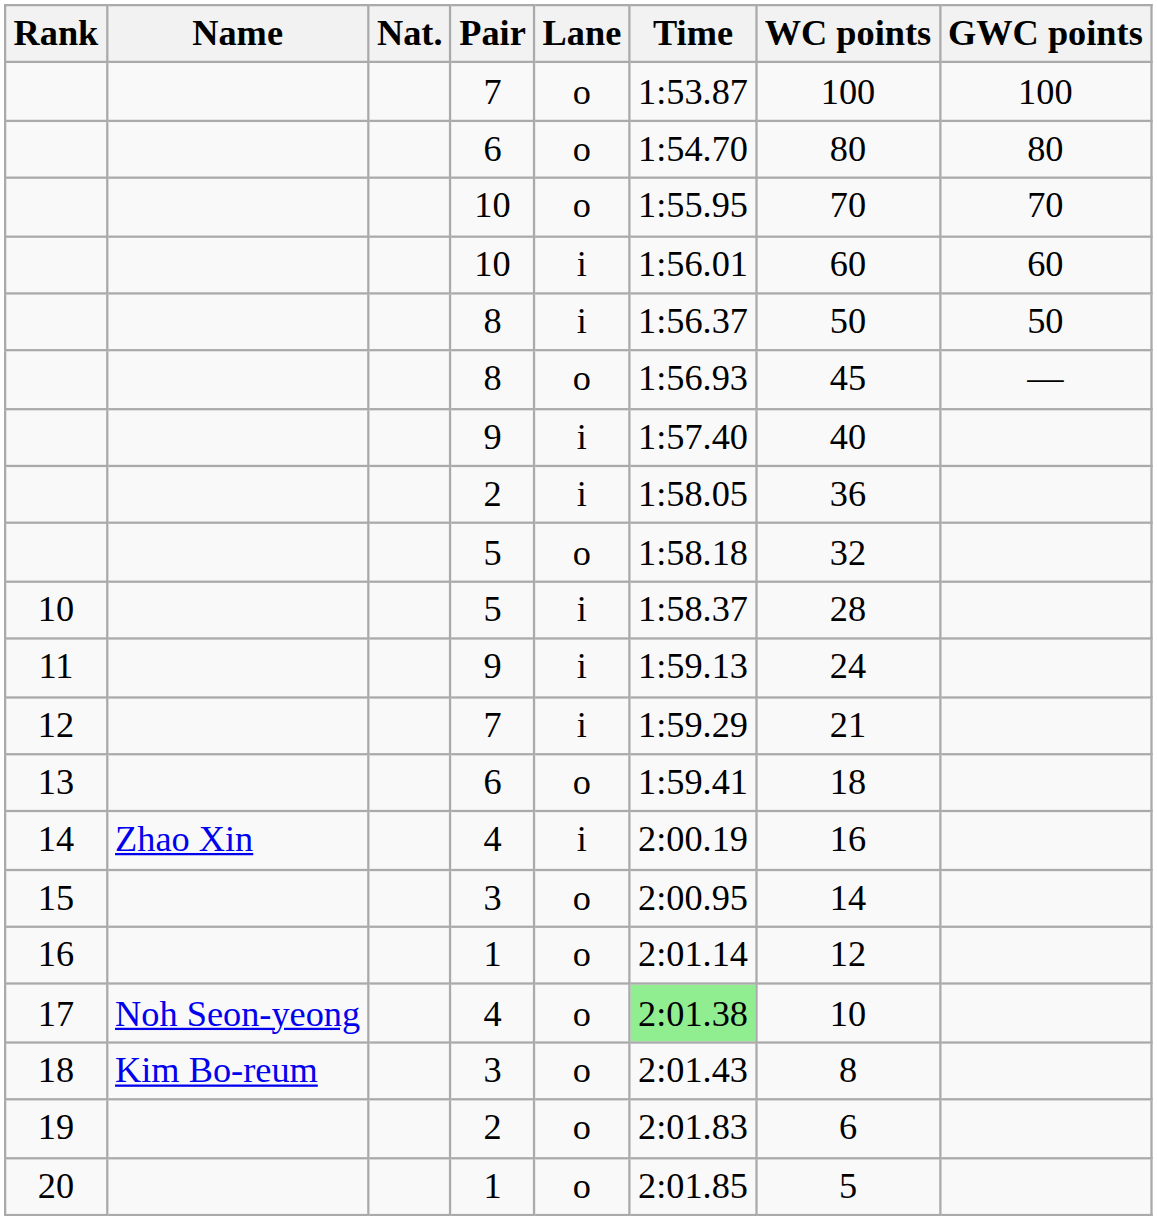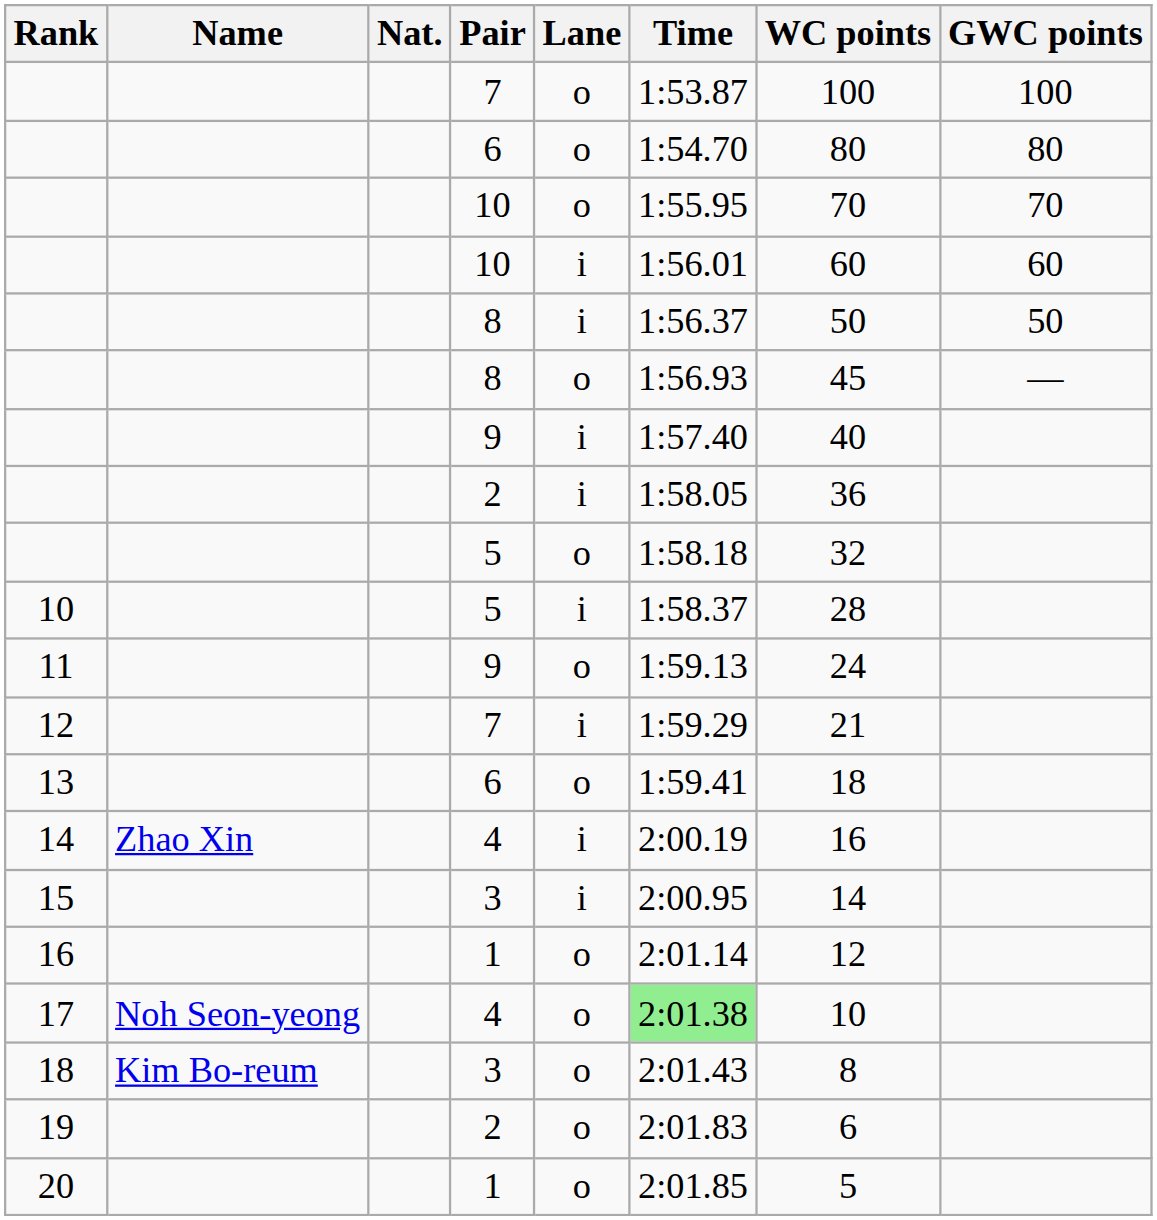(582, 666) i -> (582, 666) o
(582, 897) o -> (582, 897) i
